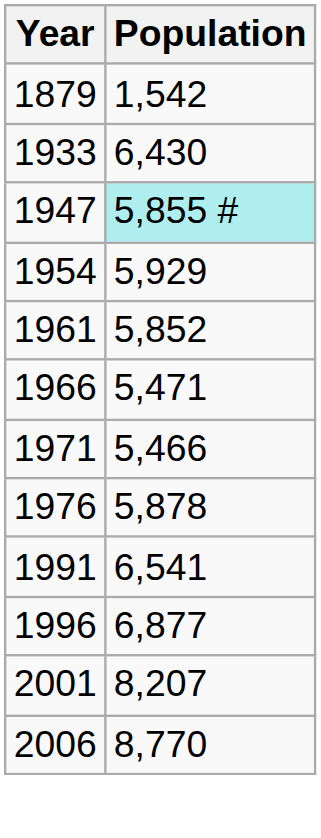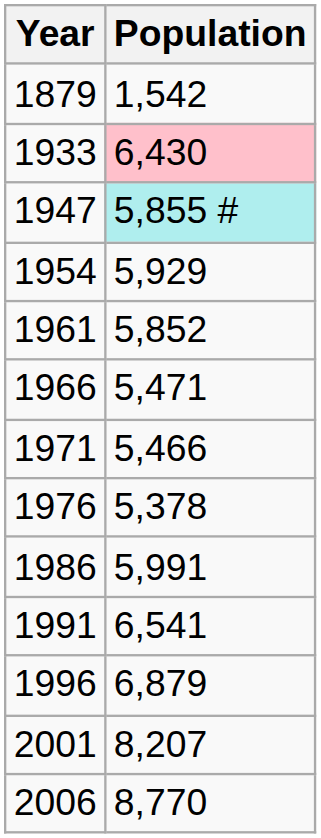(161, 152) no background -> (161, 152) pink background
(161, 507) 5,878 -> (161, 507) 5,378
+ row: (55, 566)
(161, 625) 6,877 -> (161, 684) 6,879
